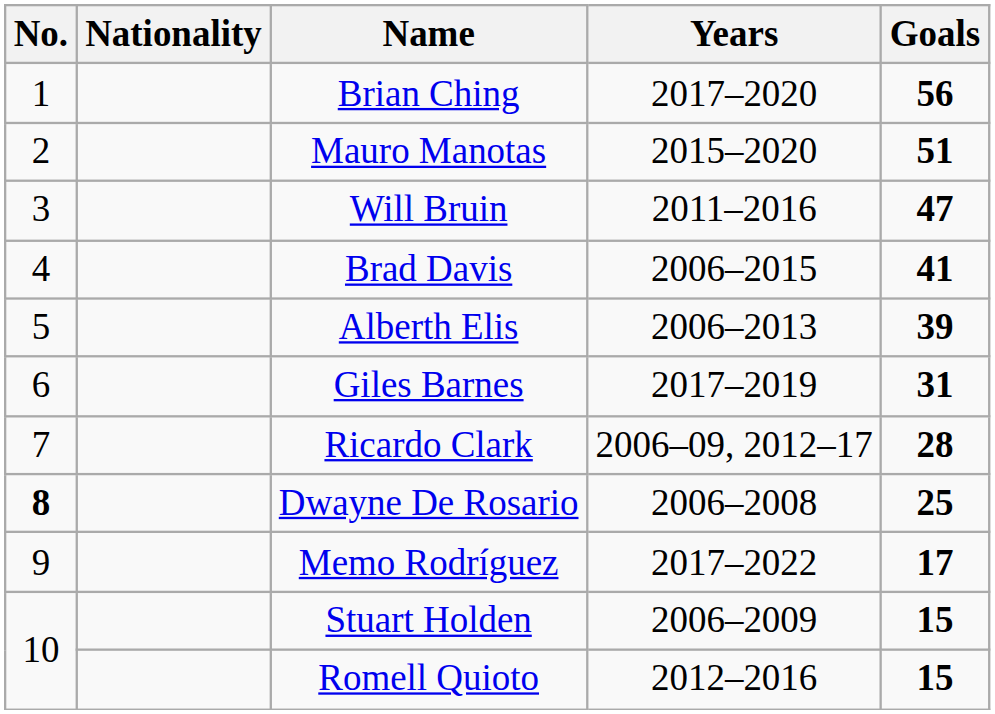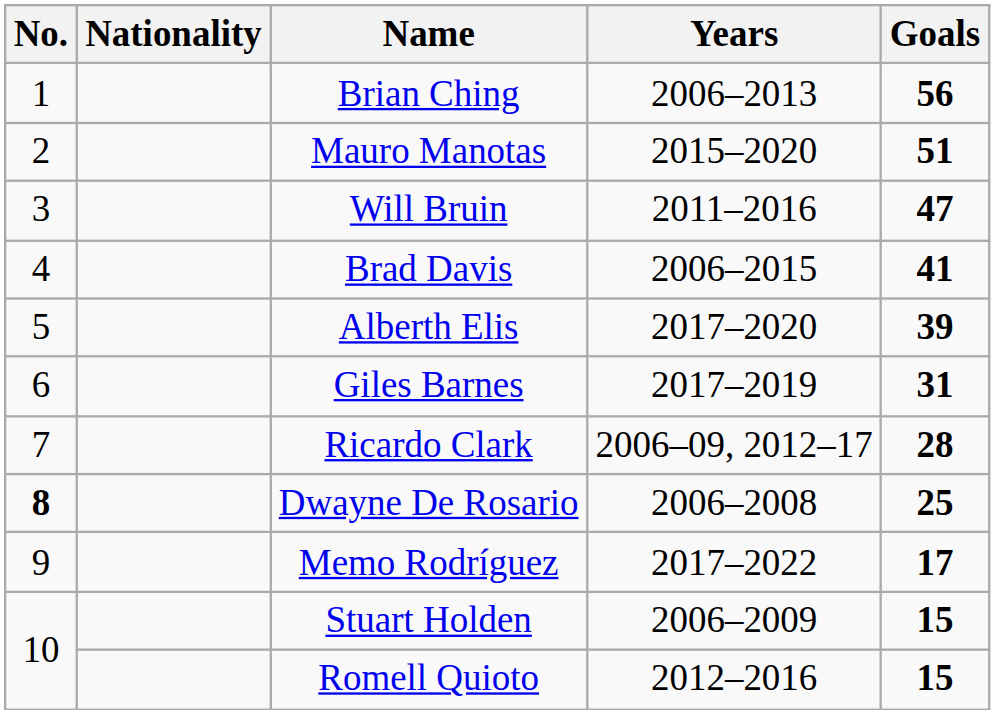(734, 92) 2017–2020 -> (734, 92) 2006–2013
(734, 326) 2006–2013 -> (734, 326) 2017–2020
